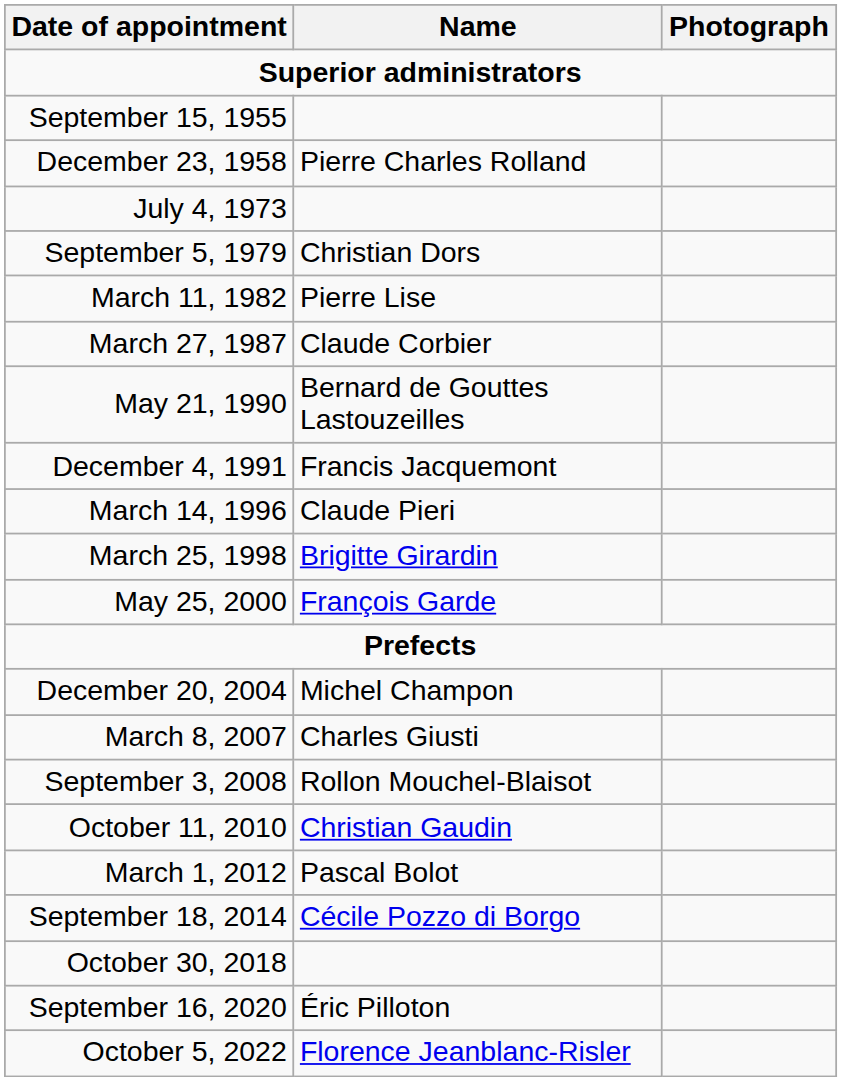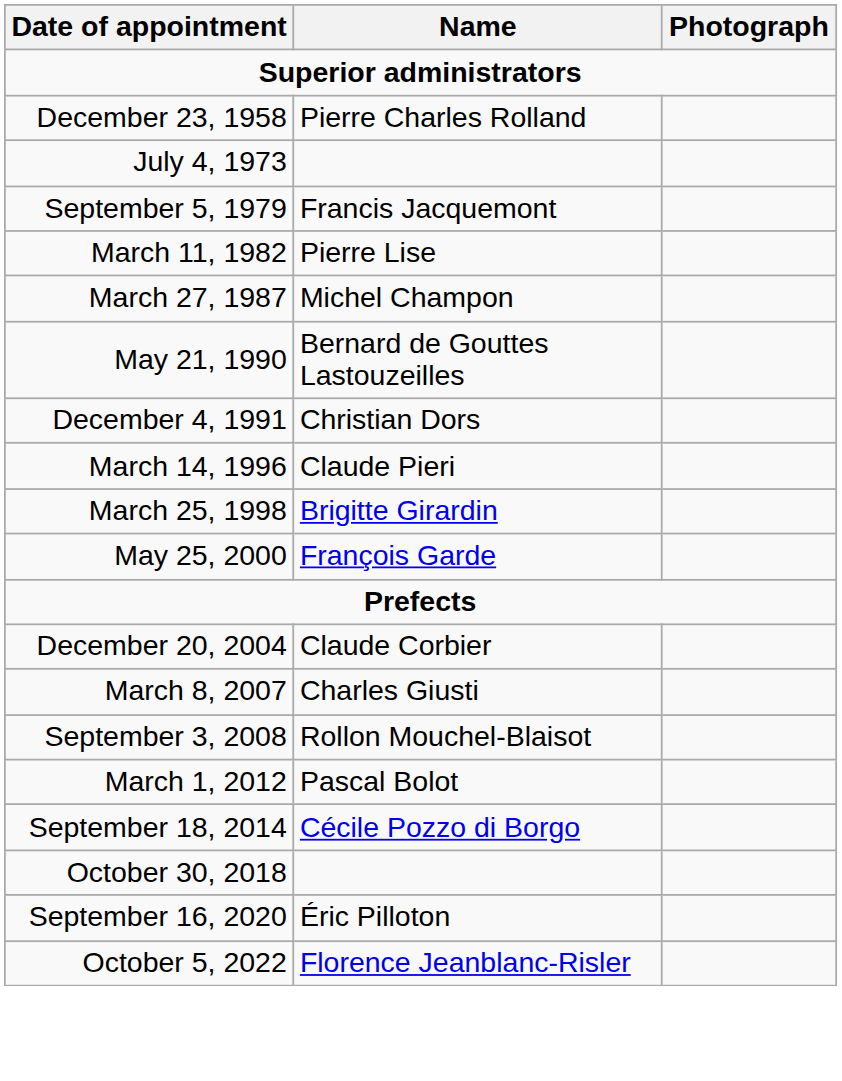- row: (158, 117)
(390, 252) Christian Dors -> (428, 207) Francis Jacquemont
(396, 343) Claude Corbier -> (407, 298) Michel Champon
(428, 465) Francis Jacquemont -> (390, 420) Christian Dors
(407, 691) Michel Champon -> (396, 646) Claude Corbier
- row: (178, 826)
